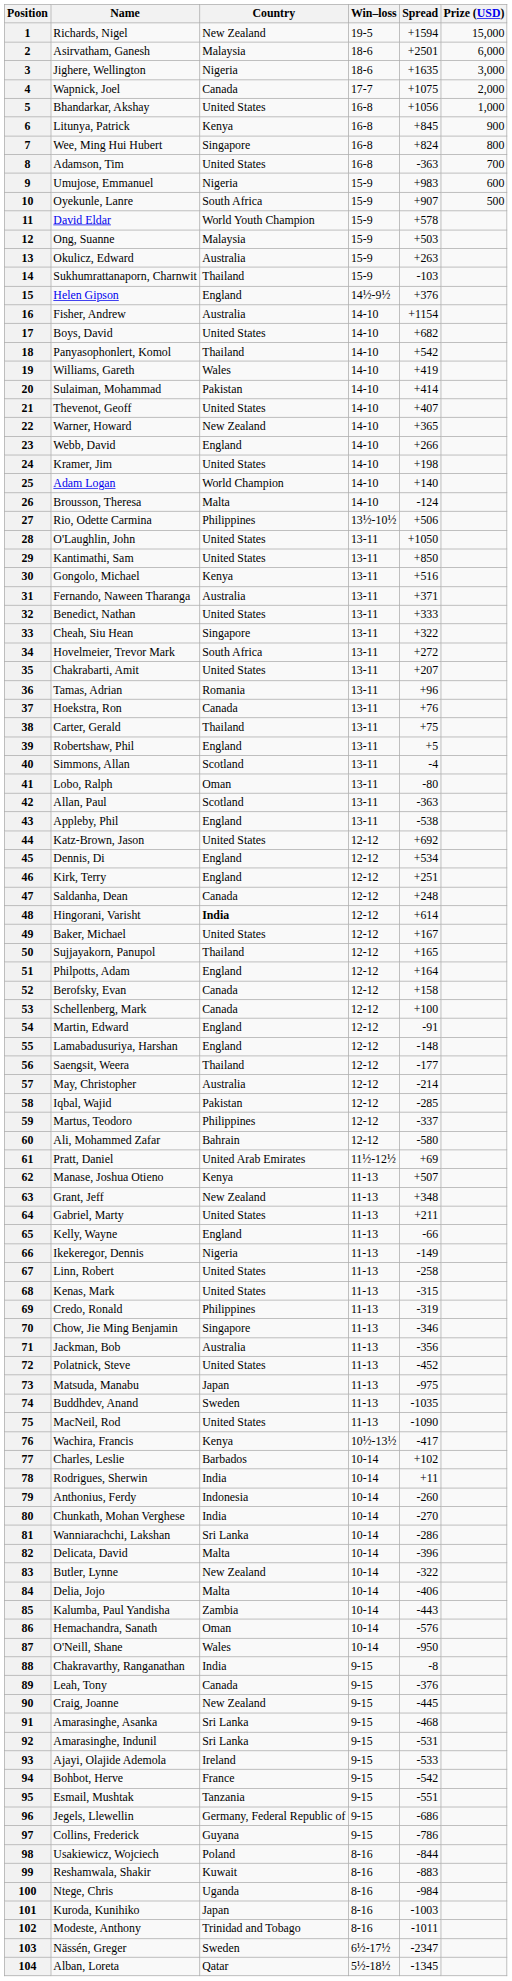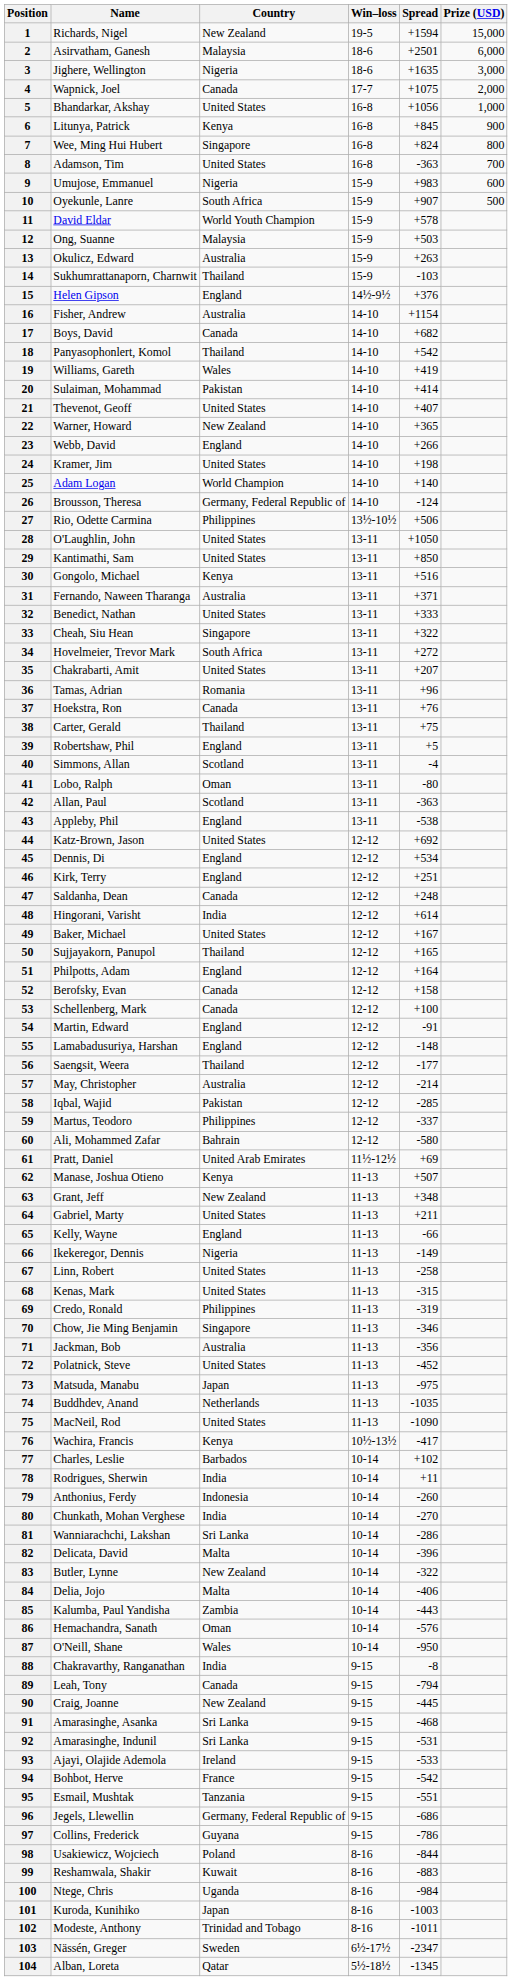(234, 333) United States -> (220, 333) Canada
(216, 502) Malta -> (274, 502) Germany, Federal Republic of
(216, 915) bold -> (214, 915) normal
(221, 1403) Sweden -> (231, 1403) Netherlands
(427, 1685) -376 -> (427, 1685) -794
